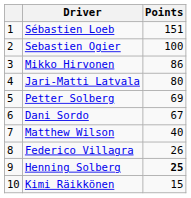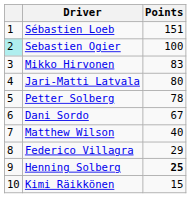(10, 48) no background -> (10, 48) paleturquoise background
(177, 65) 86 -> (177, 65) 83
(177, 99) 69 -> (177, 99) 78
(177, 151) 26 -> (177, 151) 29
